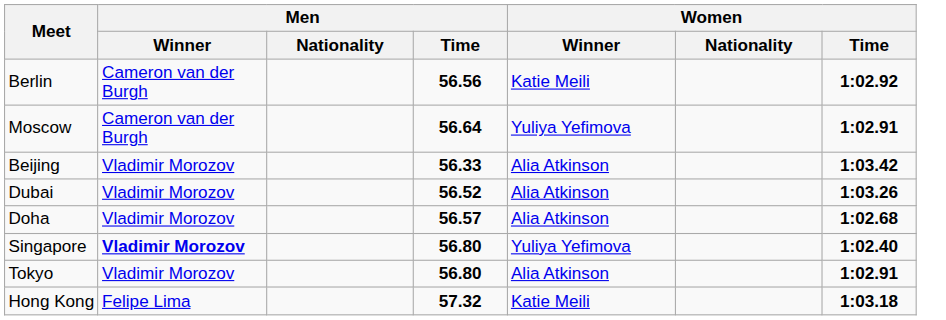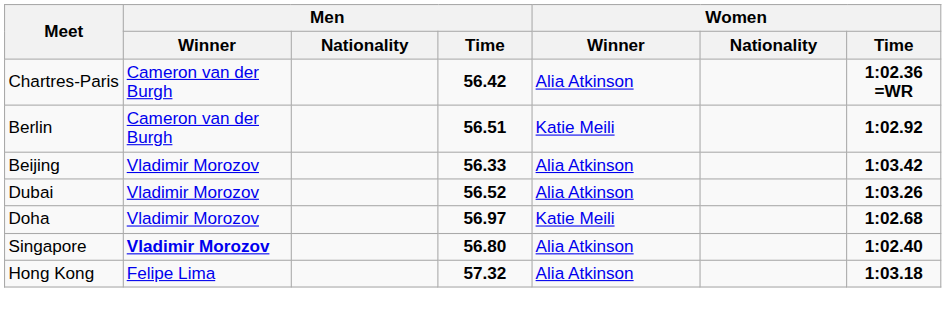+ row: (64, 82)
(460, 82) 56.56 -> (485, 128) 56.51
- row: (40, 128)
(460, 219) 56.57 -> (485, 219) 56.97
(560, 219) Alia Atkinson -> (575, 219) Katie Meili
(571, 246) Yuliya Yefimova -> (585, 246) Alia Atkinson
- row: (31, 273)
(550, 300) Katie Meili -> (585, 273) Alia Atkinson
